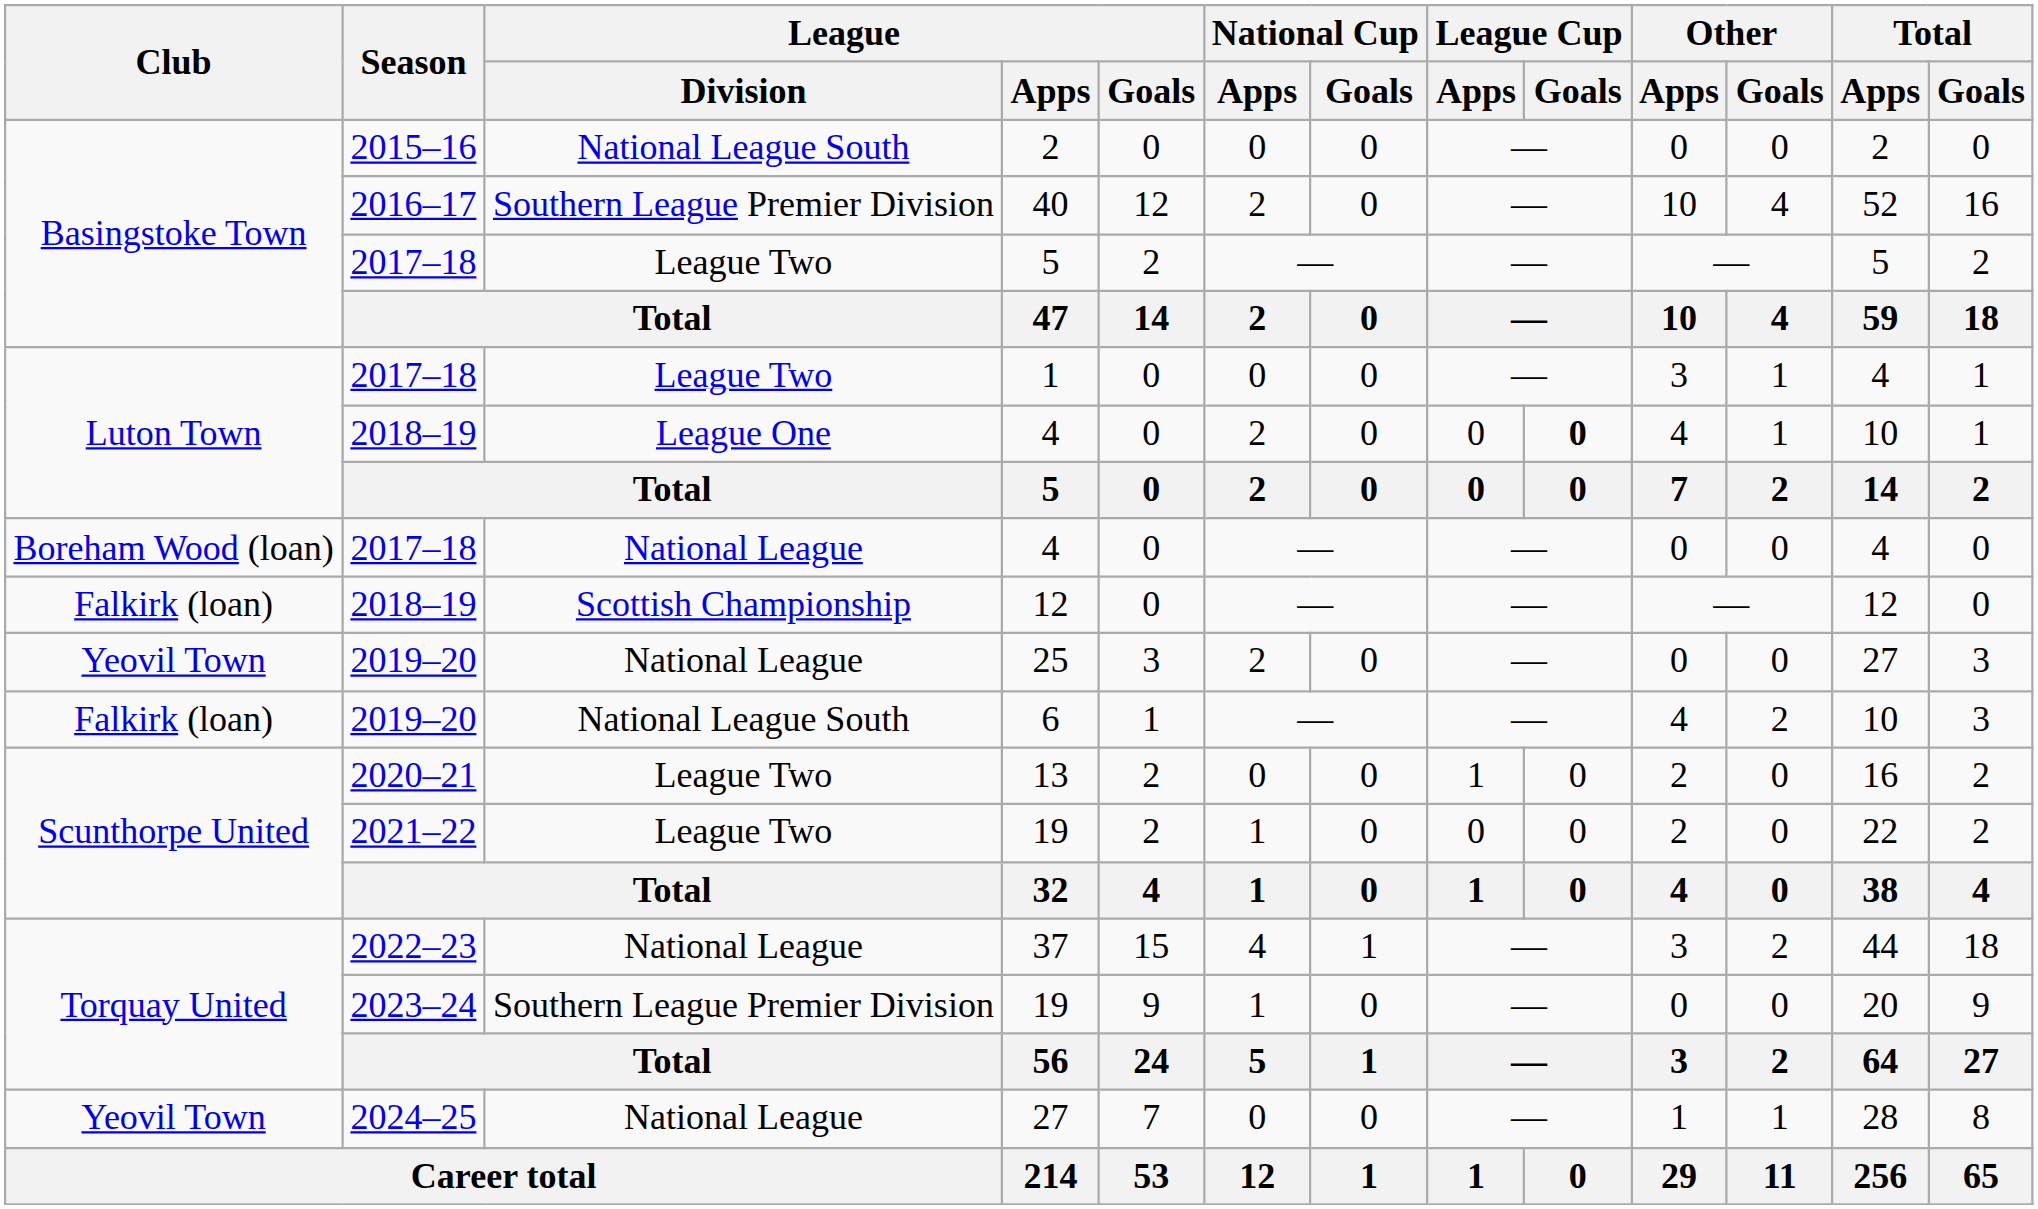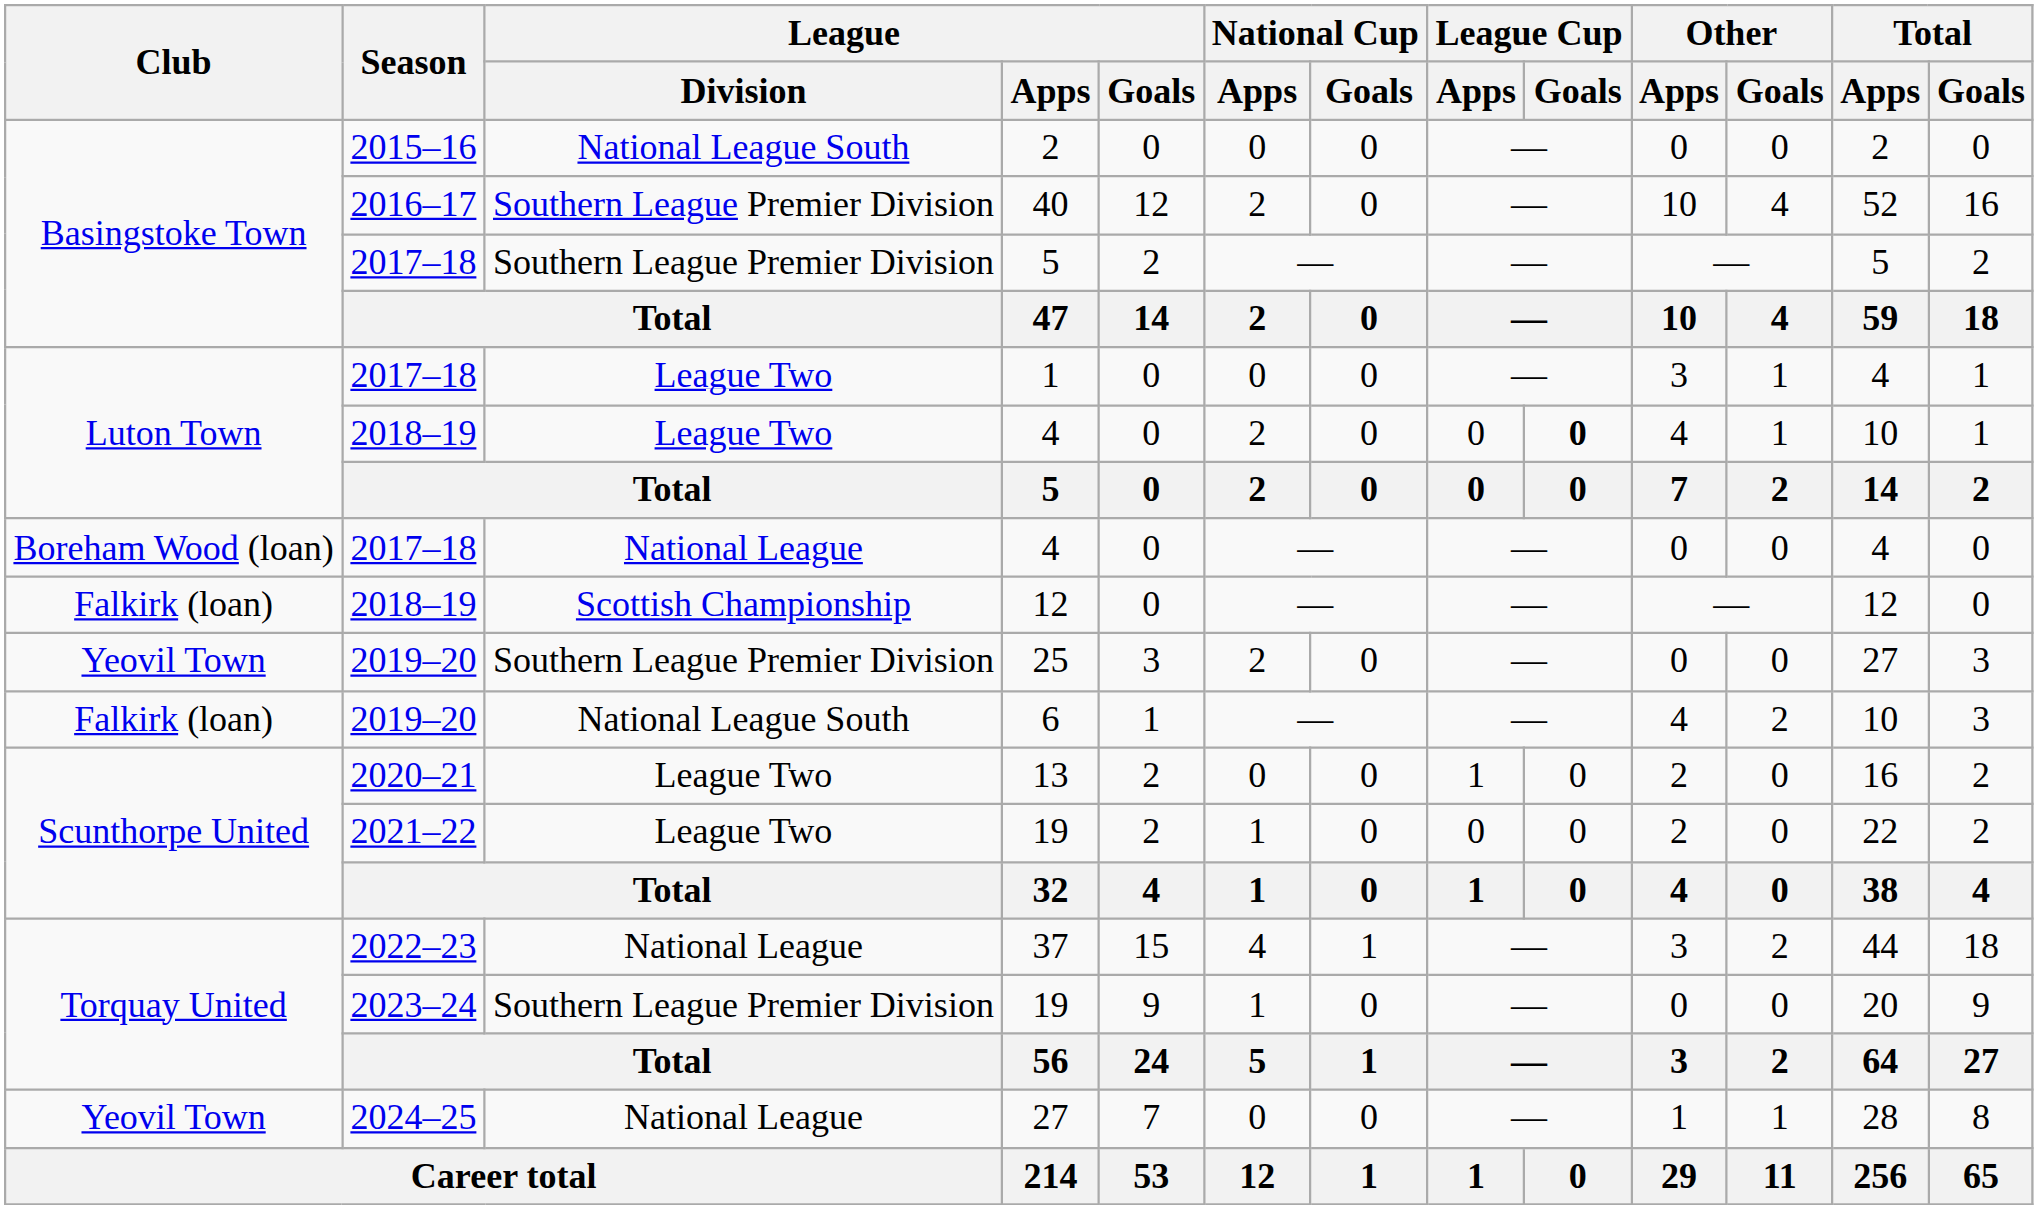(743, 261) League Two -> (743, 261) Southern League Premier Division
(743, 432) League One -> (743, 432) League Two
(743, 661) National League -> (743, 661) Southern League Premier Division
